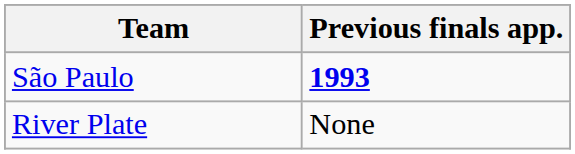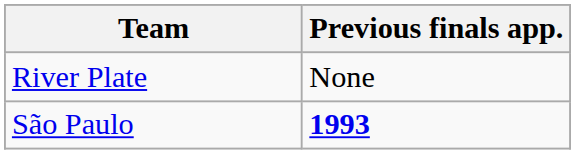rows swapped: (80, 124) <-> (73, 76)
